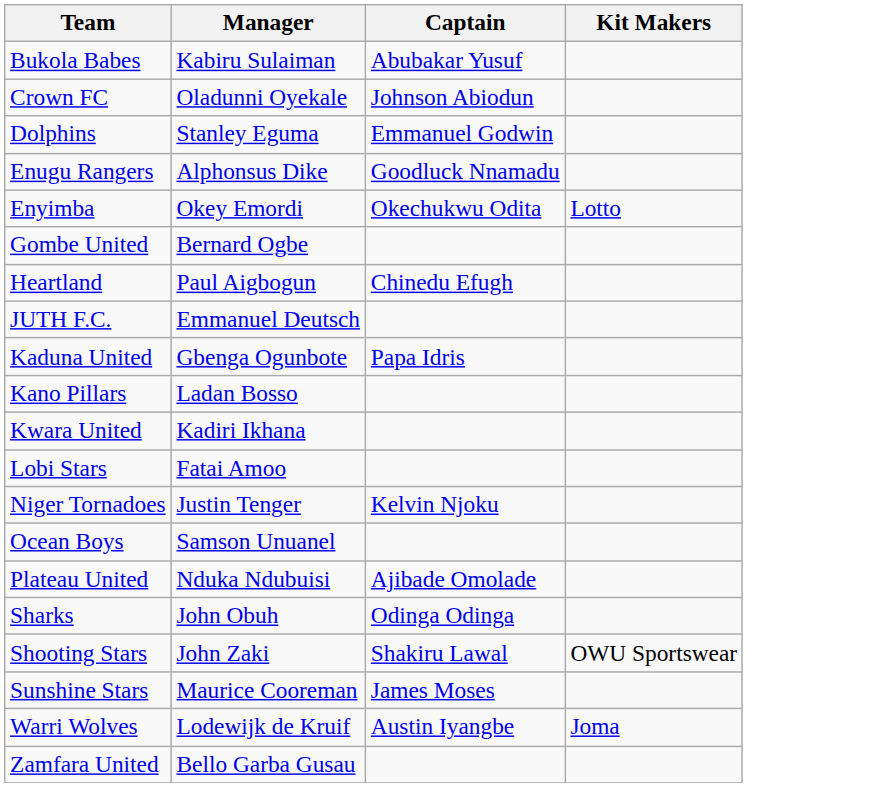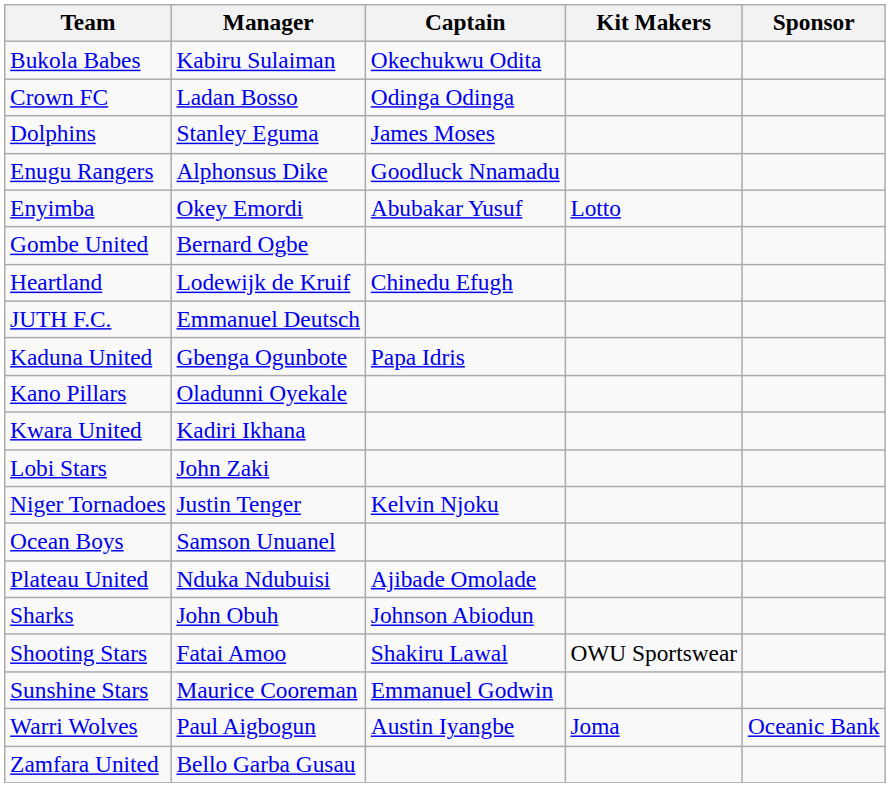+ column: (814, 23)
(447, 60) Abubakar Yusuf -> (456, 60) Okechukwu Odita
(262, 97) Oladunni Oyekale -> (237, 97) Ladan Bosso
(452, 97) Johnson Abiodun -> (443, 97) Odinga Odinga
(462, 134) Emmanuel Godwin -> (433, 134) James Moses
(456, 208) Okechukwu Odita -> (447, 208) Abubakar Yusuf
(246, 282) Paul Aigbogun -> (263, 282) Lodewijk de Kruif
(237, 393) Ladan Bosso -> (262, 393) Oladunni Oyekale
(231, 467) Fatai Amoo -> (223, 467) John Zaki
(443, 615) Odinga Odinga -> (452, 615) Johnson Abiodun
(223, 652) John Zaki -> (231, 652) Fatai Amoo
(433, 689) James Moses -> (462, 689) Emmanuel Godwin
(263, 726) Lodewijk de Kruif -> (246, 726) Paul Aigbogun
